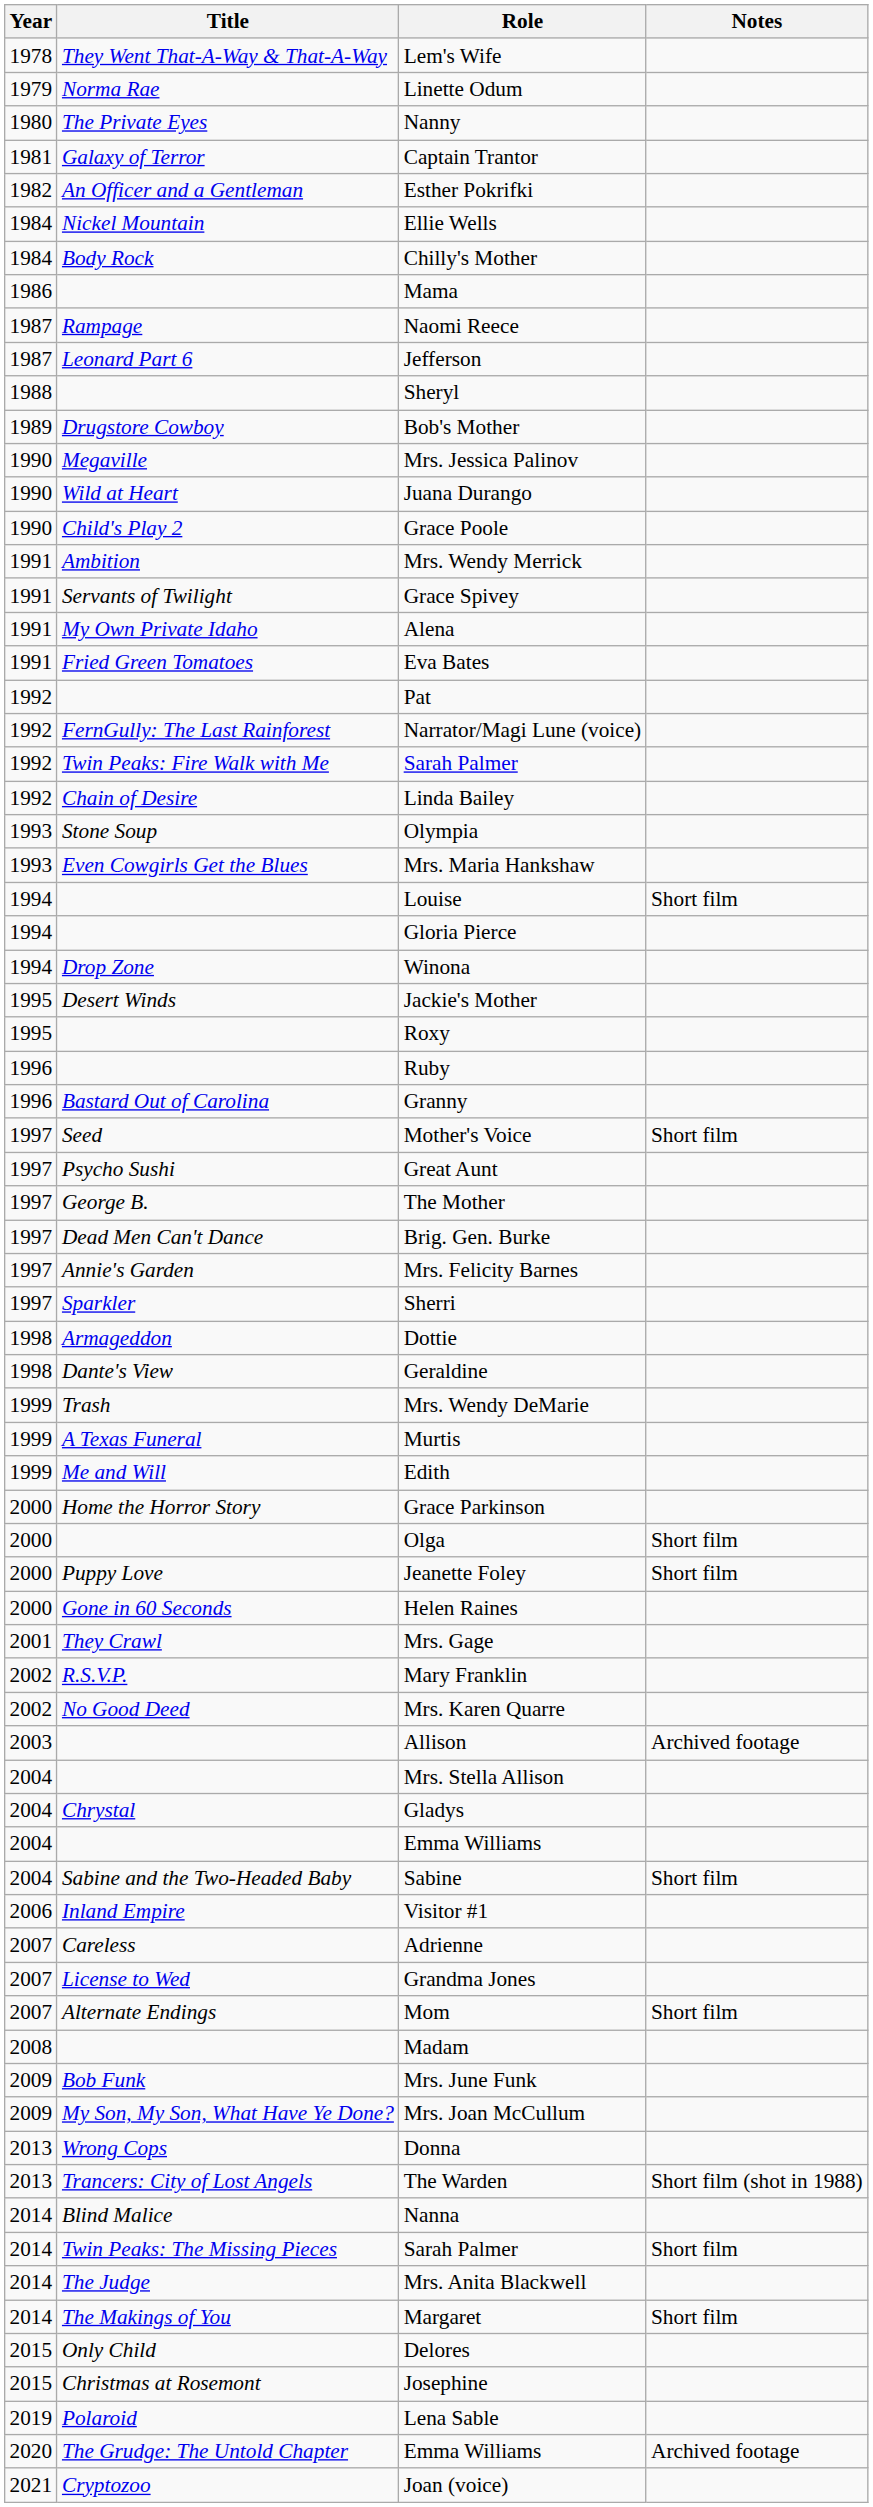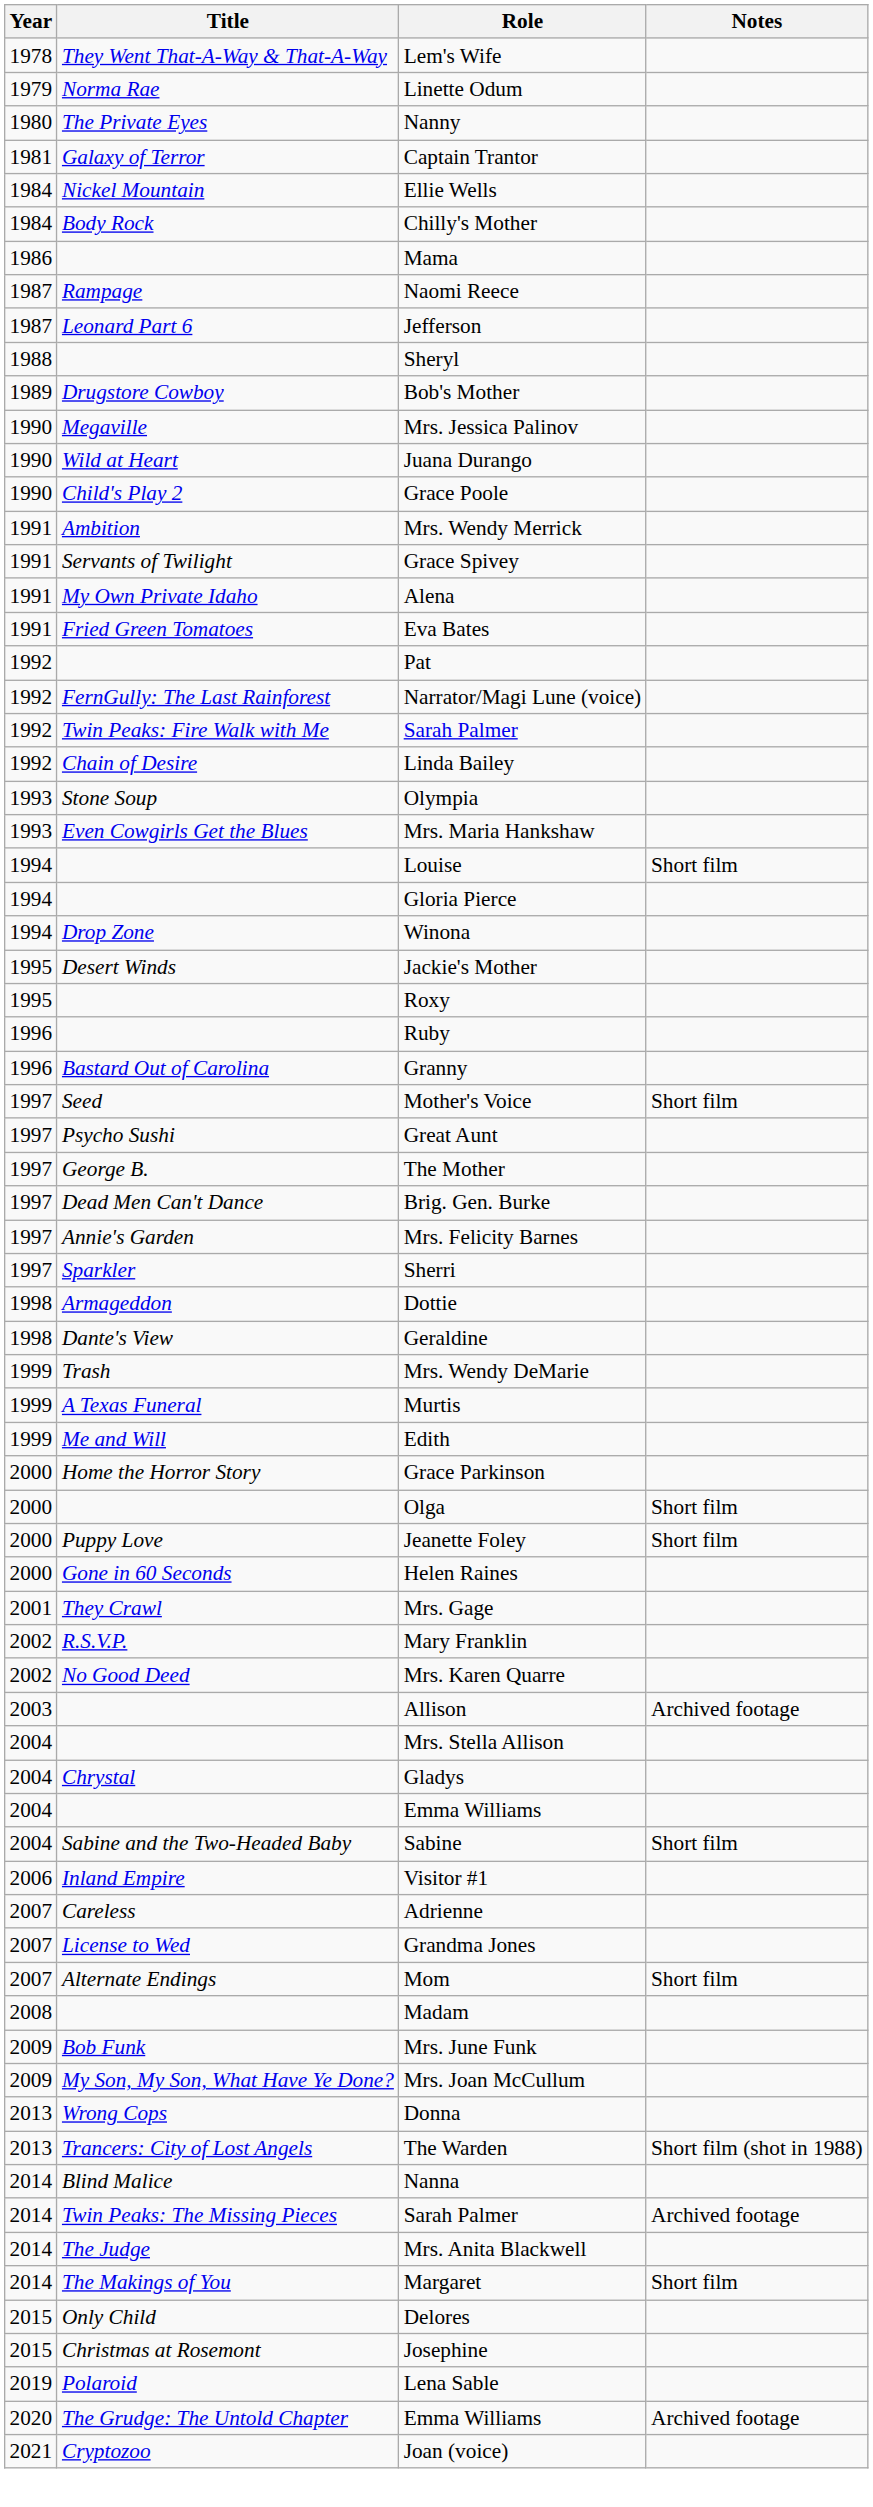- row: (183, 190)
(694, 2248) Short film -> (725, 2215) Archived footage
